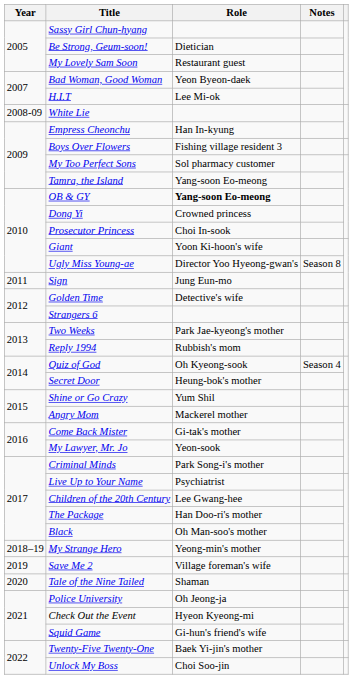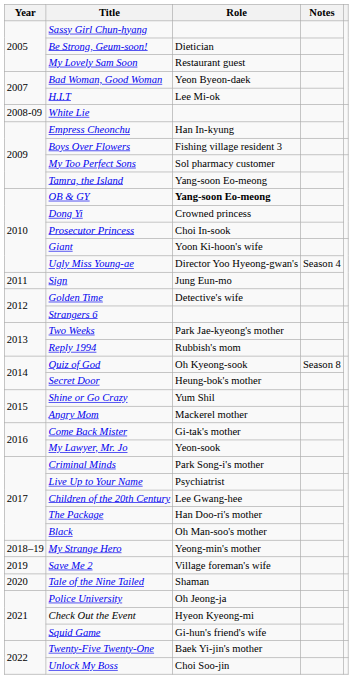(322, 264) Season 8 -> (322, 264) Season 4
(322, 364) Season 4 -> (322, 364) Season 8
